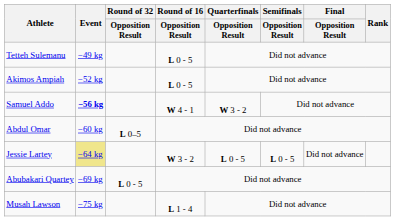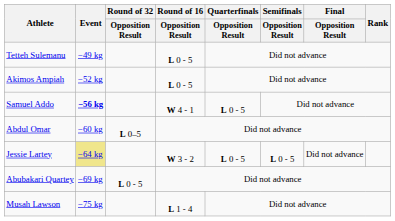(233, 110) W 3 - 2 -> (233, 110) L 0 - 5
